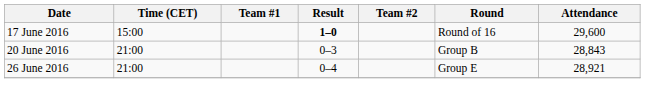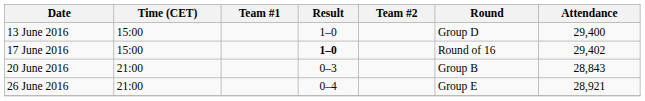+ row: (38, 31)
(589, 31) 29,600 -> (589, 50) 29,402
